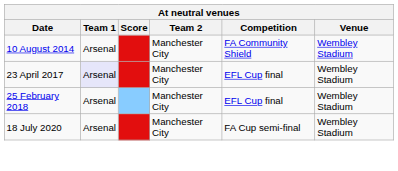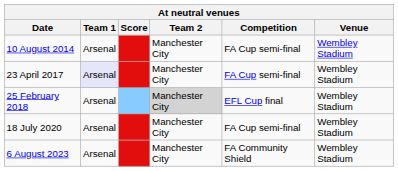(256, 48) FA Community Shield -> (262, 48) FA Cup semi-final
(254, 75) EFL Cup final -> (262, 75) FA Cup semi-final
(177, 101) no background -> (177, 101) lightgrey background
+ row: (38, 154)
